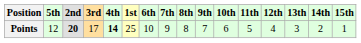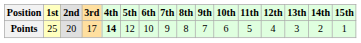columns swapped: (131, 12) <-> (53, 12)
(73, 28) bold -> (71, 28) normal
